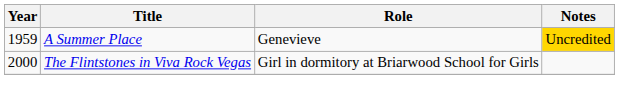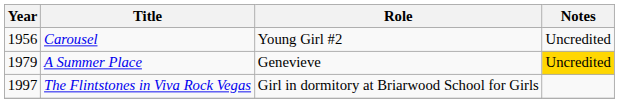+ row: (71, 39)
(23, 39) 1959 -> (23, 62) 1979
(23, 62) 2000 -> (23, 86) 1997
